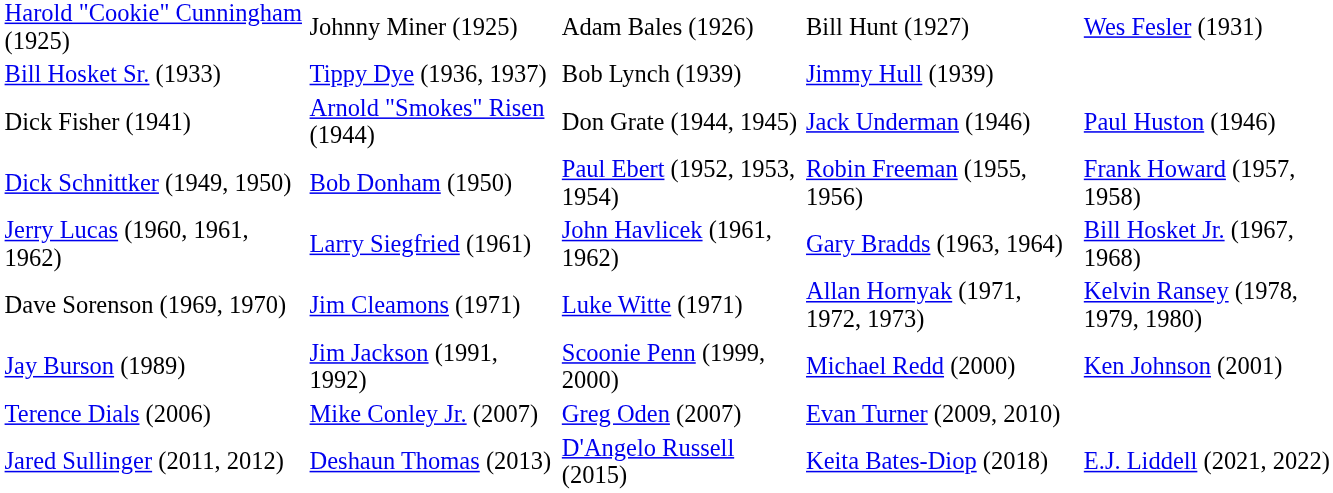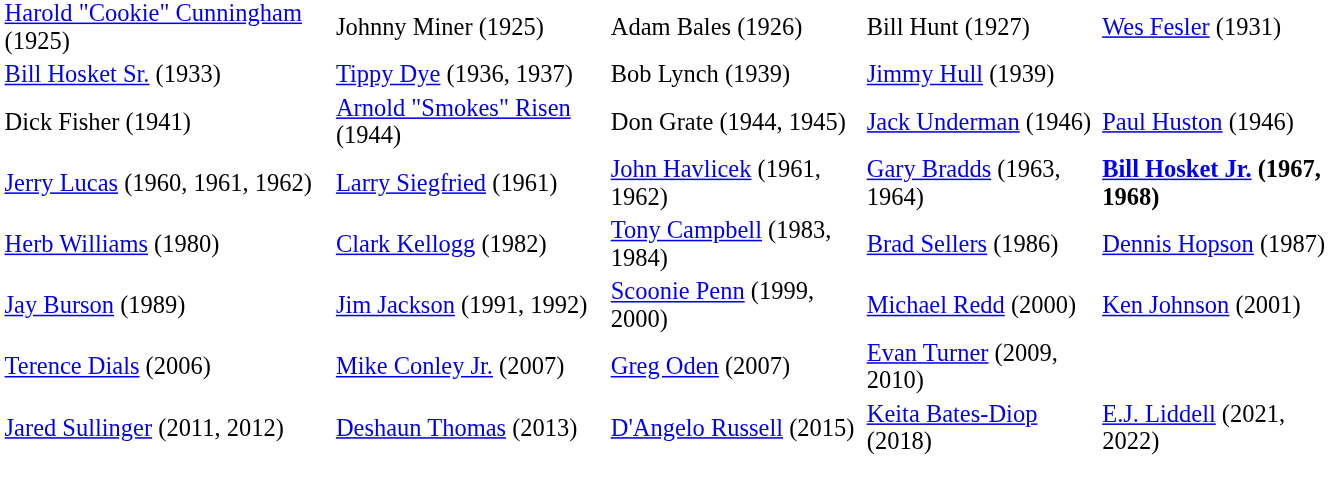- row: (148, 182)
(1189, 244) normal -> (1212, 182) bold
- row: (145, 305)
+ row: (112, 244)
